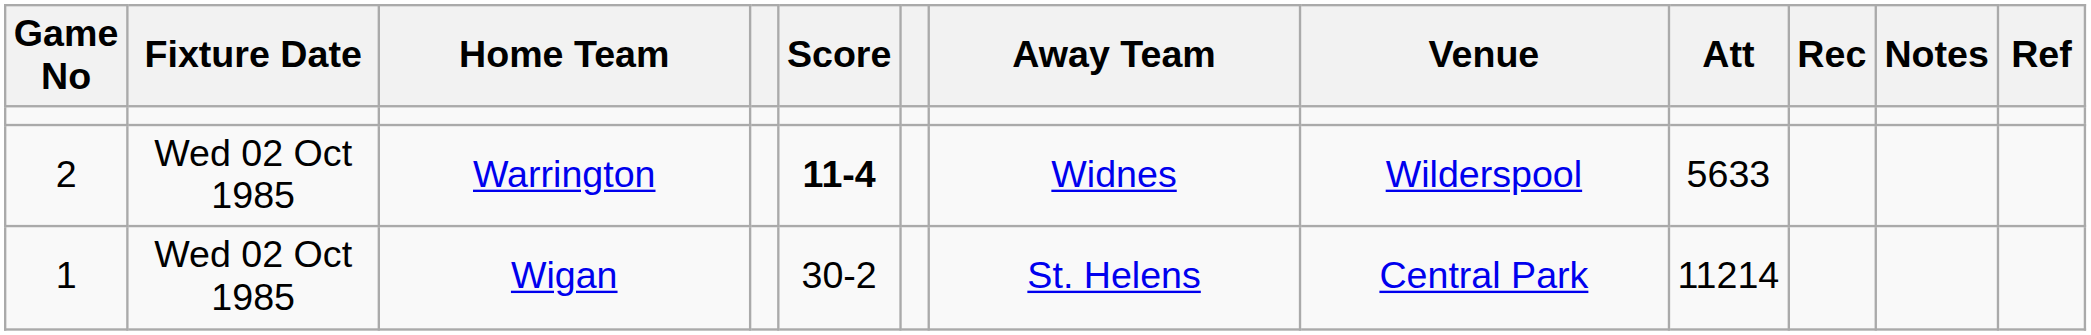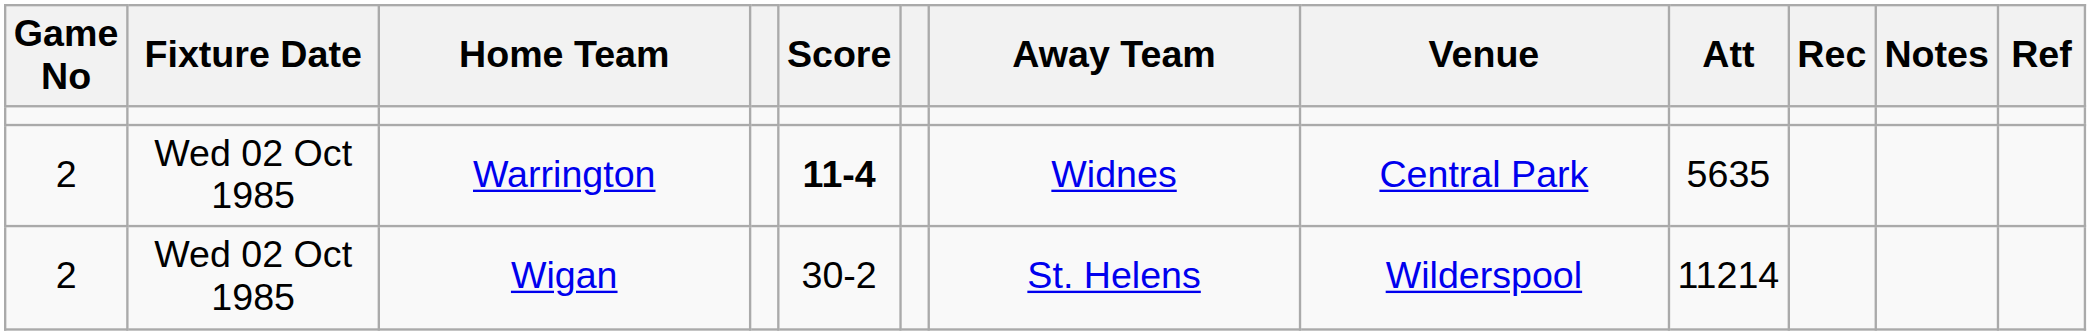(1484, 174) Wilderspool -> (1484, 174) Central Park
(1728, 174) 5633 -> (1728, 174) 5635
(66, 276) 1 -> (66, 276) 2
(1484, 276) Central Park -> (1484, 276) Wilderspool
